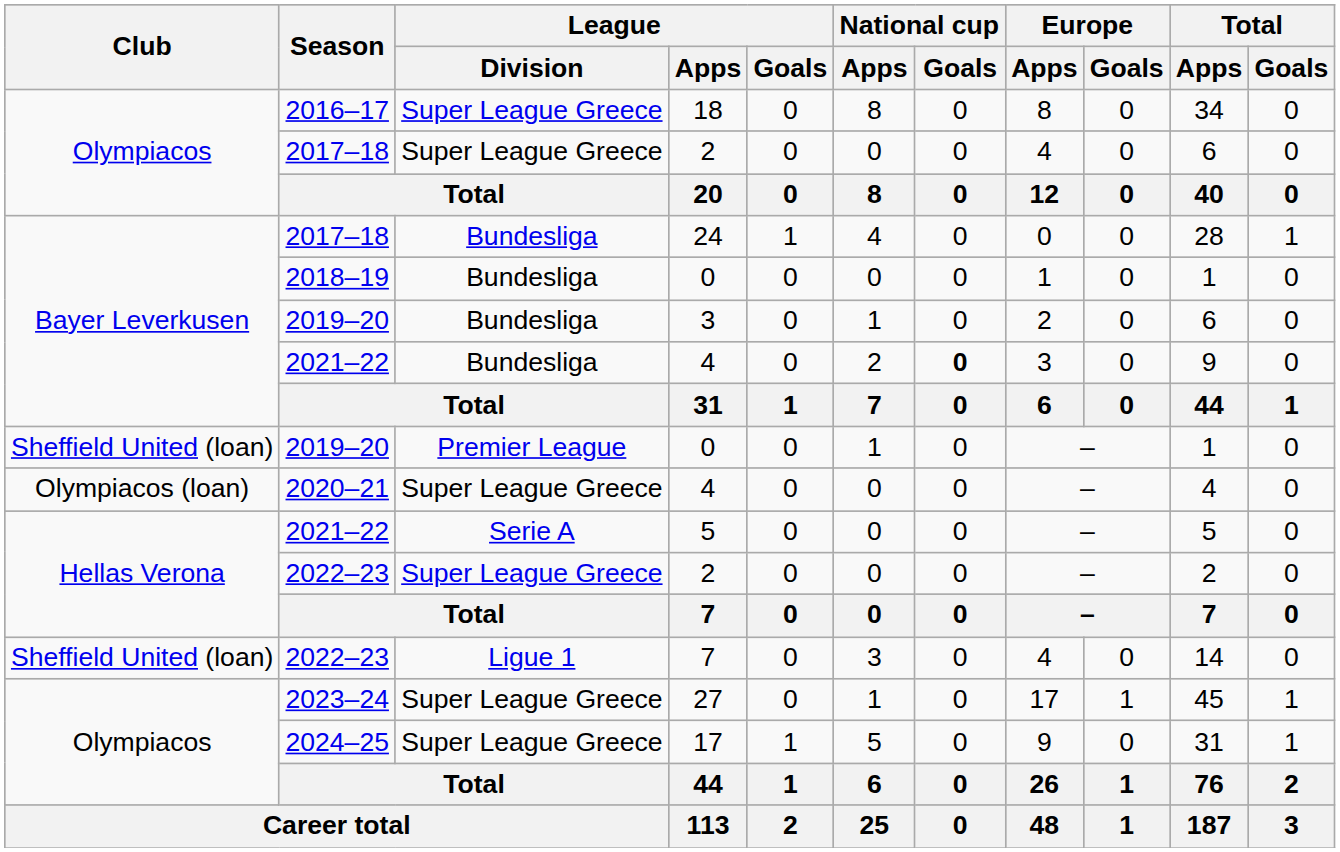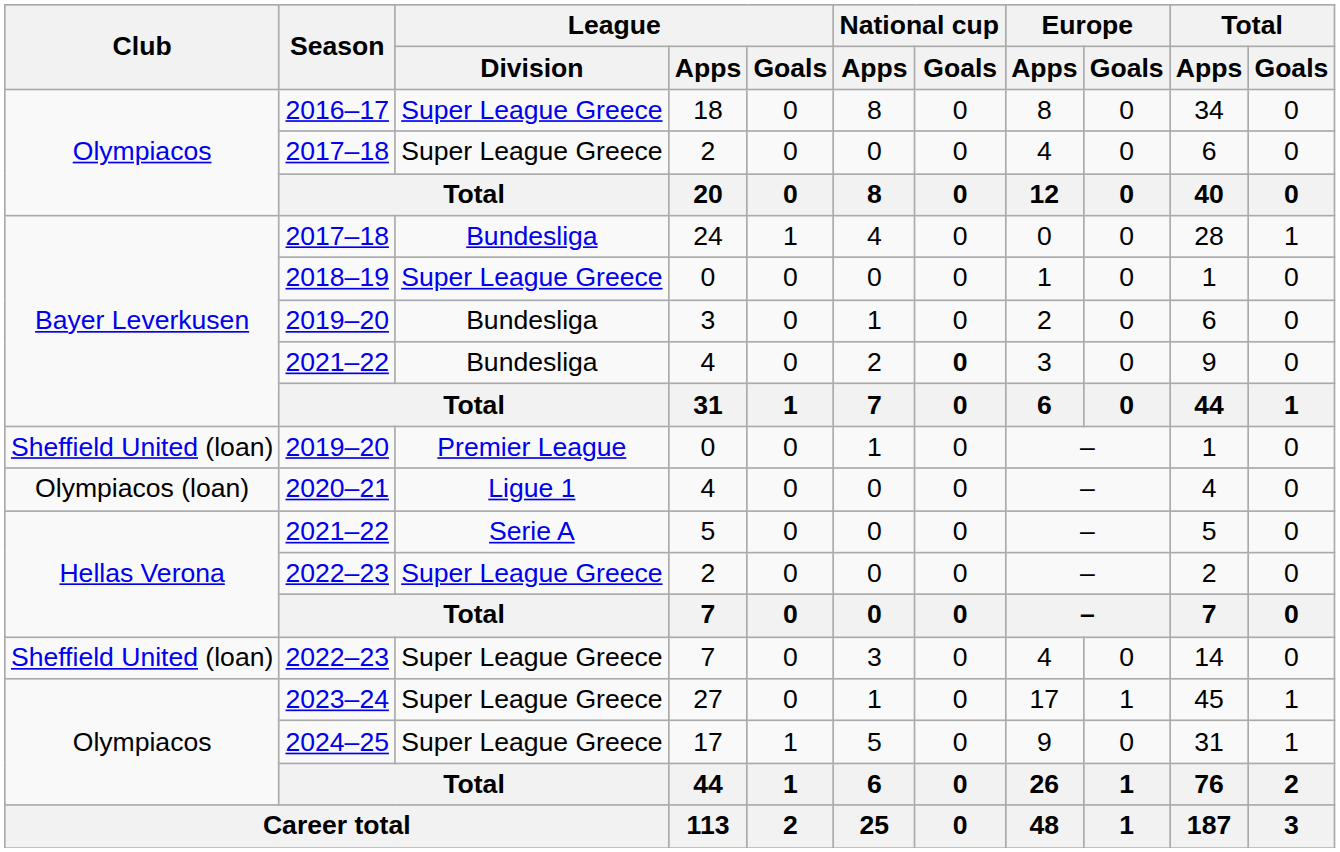(532, 278) Bundesliga -> (532, 278) Super League Greece
(532, 488) Super League Greece -> (532, 488) Ligue 1
(532, 657) Ligue 1 -> (532, 657) Super League Greece
